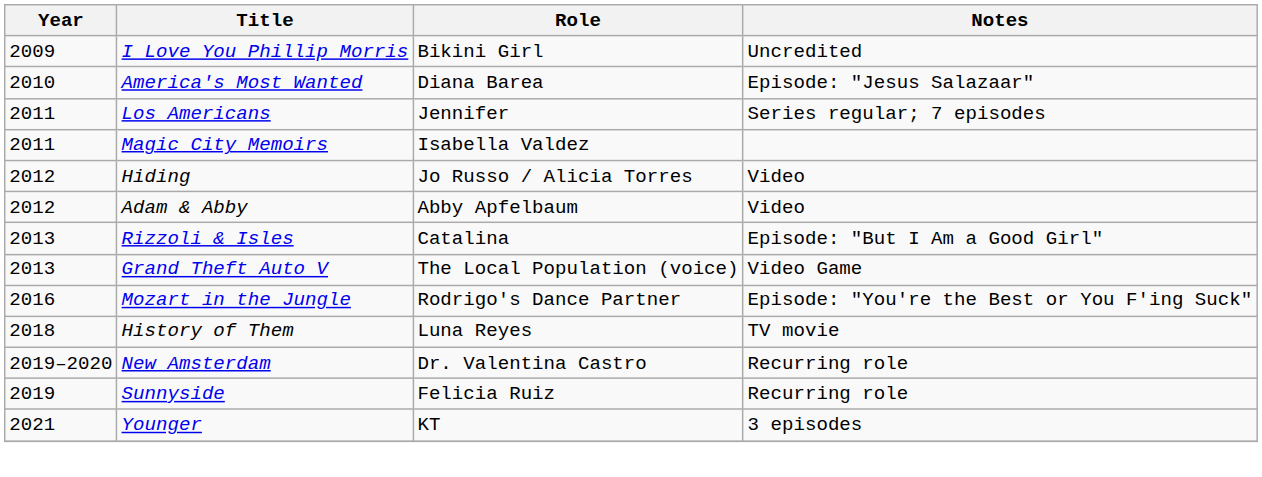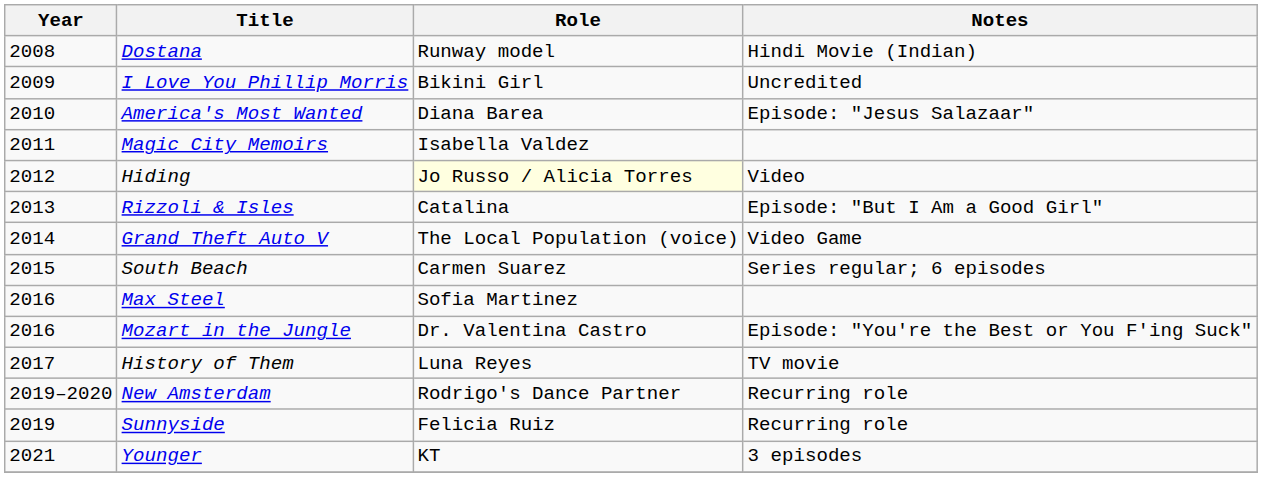+ row: (162, 51)
- row: (196, 114)
(555, 176) no background -> (555, 176) lightyellow background
- row: (185, 207)
(32, 269) 2013 -> (32, 238) 2014
+ row: (185, 269)
+ row: (173, 301)
(549, 301) Rodrigo's Dance Partner -> (532, 332) Dr. Valentina Castro
(32, 332) 2018 -> (32, 363) 2017
(532, 363) Dr. Valentina Castro -> (549, 394) Rodrigo's Dance Partner
